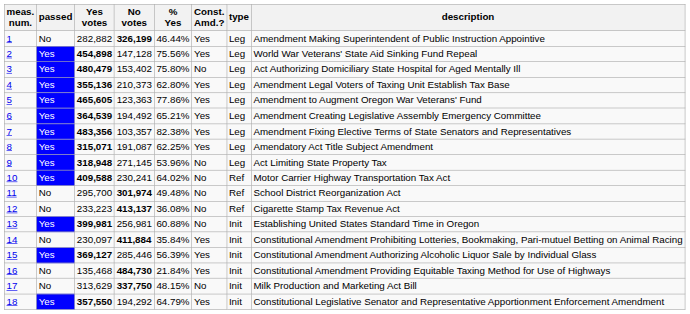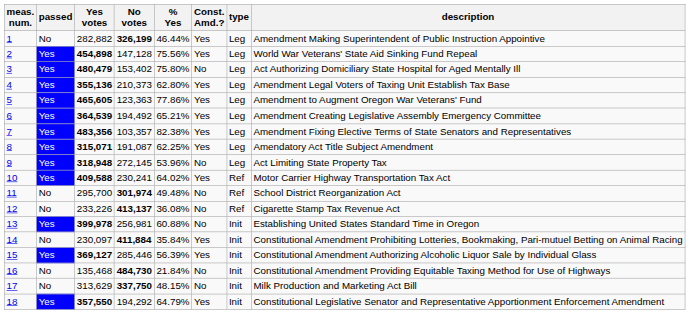(134, 162) 271,145 -> (134, 162) 272,145
(200, 178) No -> (202, 178) Yes
(95, 208) 233,223 -> (95, 208) 233,226
(95, 224) 399,981 -> (95, 224) 399,978
(202, 270) Yes -> (200, 270) No
